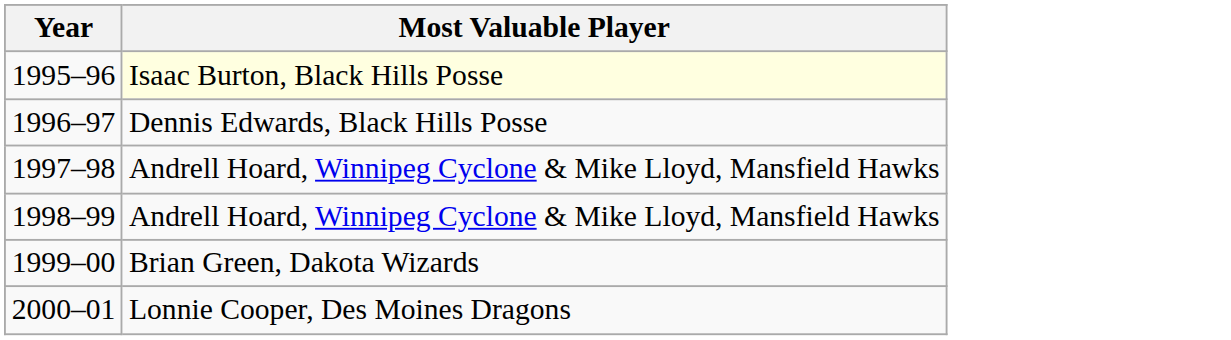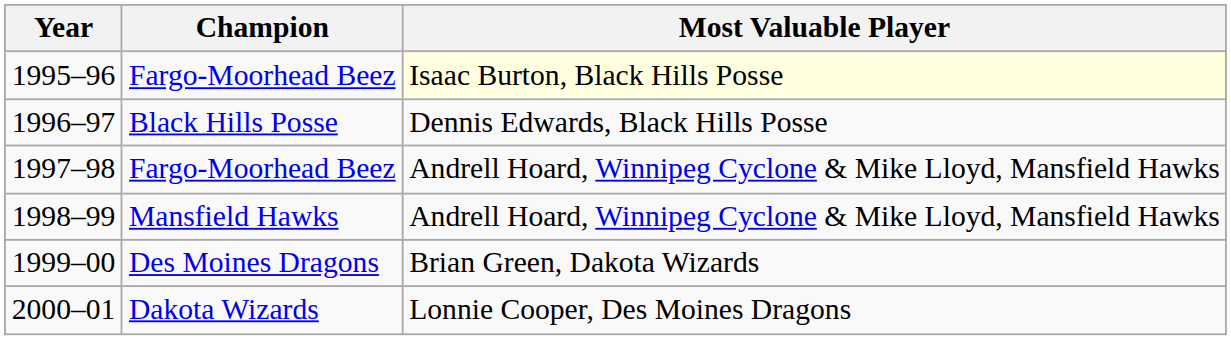+ column: (262, 27)
